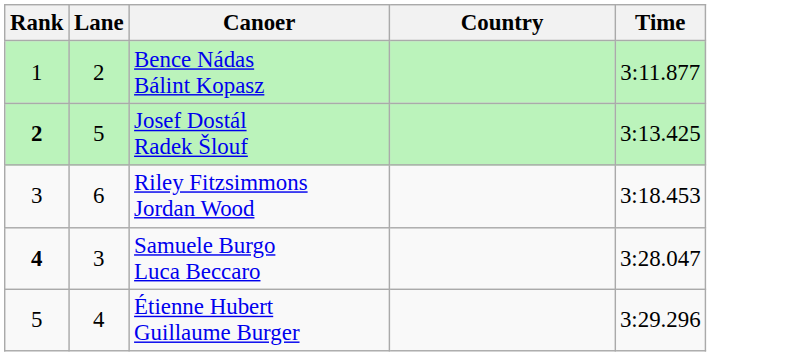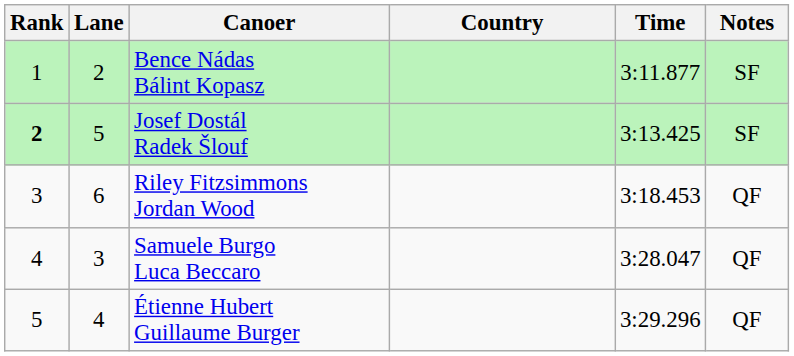+ column: (747, 22)
(37, 257) bold -> (37, 257) normal
